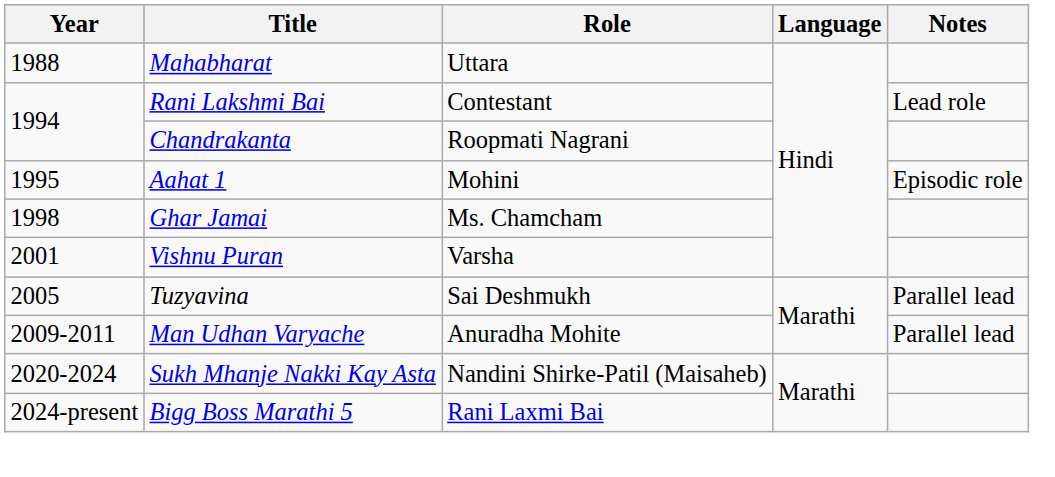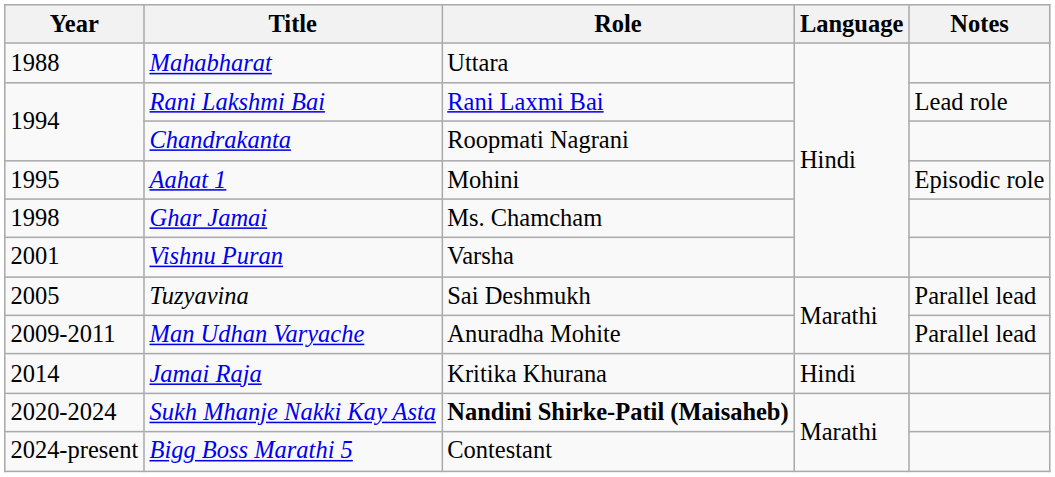(500, 101) Contestant -> (525, 101) Rani Laxmi Bai
+ row: (206, 373)
(607, 373) normal -> (618, 412) bold
(525, 412) Rani Laxmi Bai -> (500, 450) Contestant
